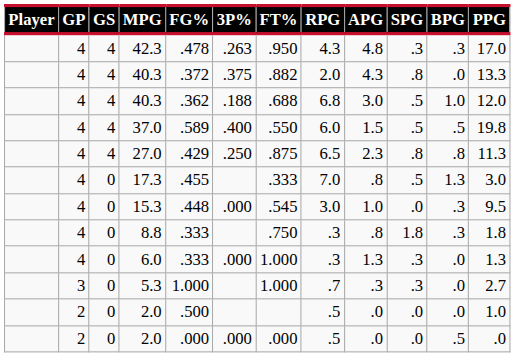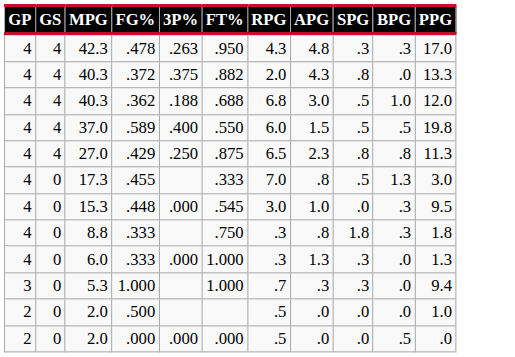- column: (31, 19)
(496, 285) 2.7 -> (442, 285) 9.4
